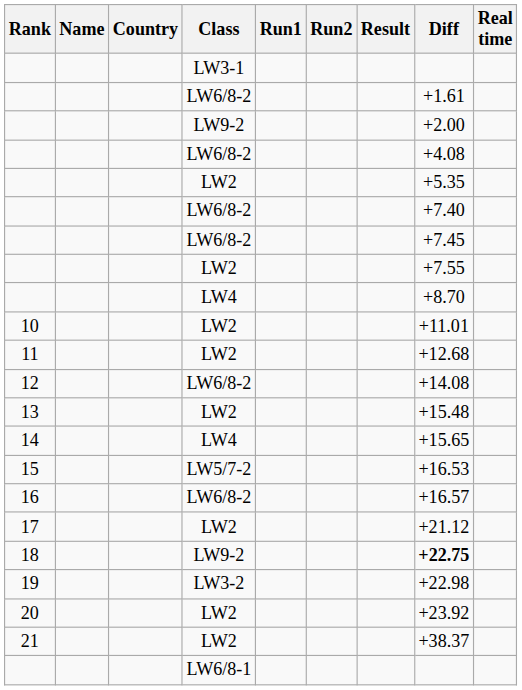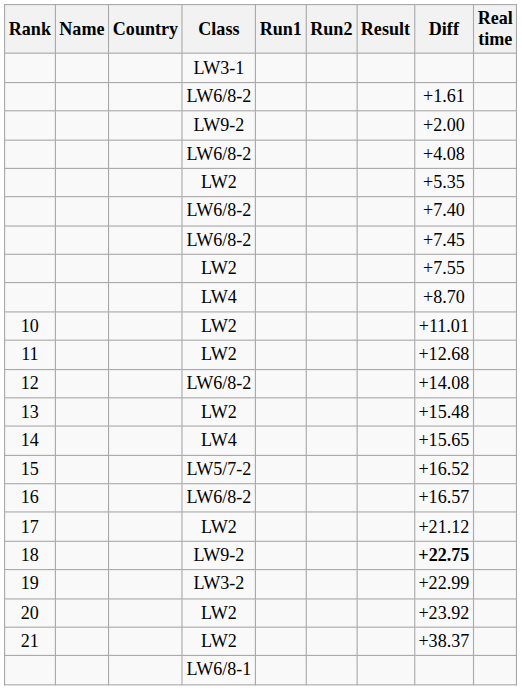(444, 469) +16.53 -> (444, 469) +16.52
(444, 583) +22.98 -> (444, 583) +22.99
